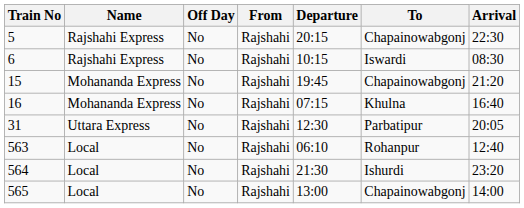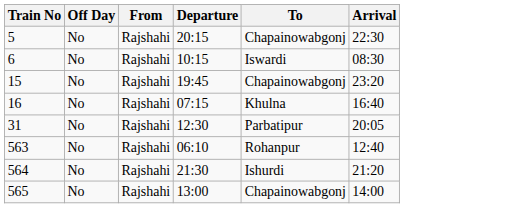- column: (124, 15)
(488, 81) 21:20 -> (368, 81) 23:20
(488, 170) 23:20 -> (368, 170) 21:20
